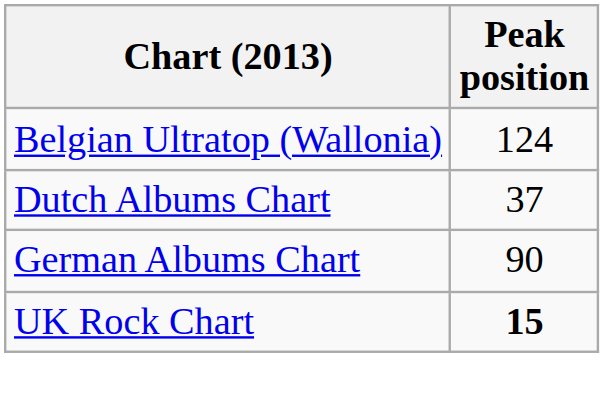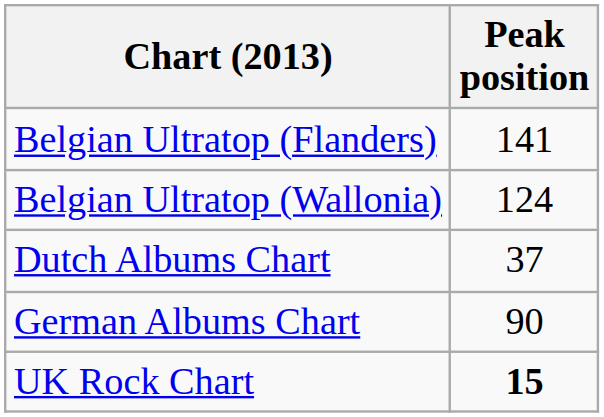+ row: (225, 138)
